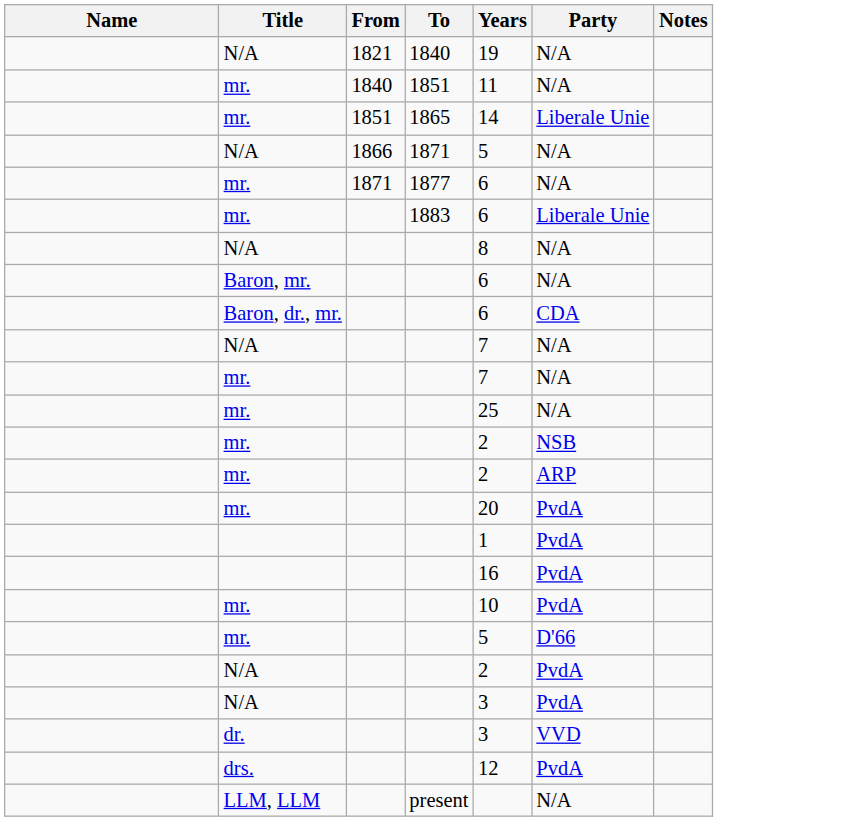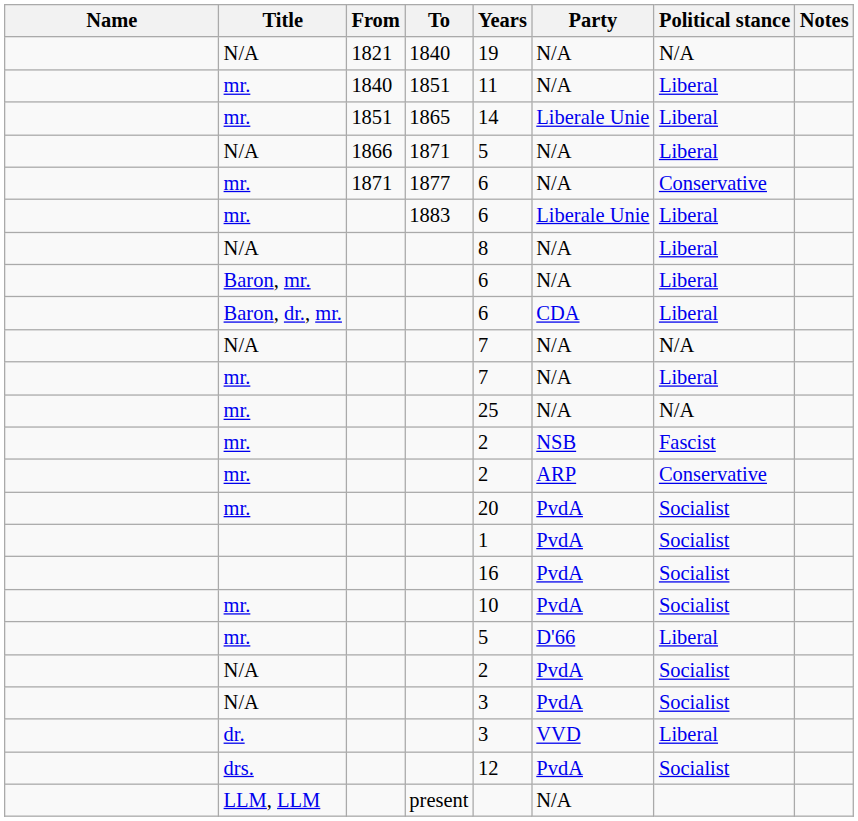+ column: (725, 20)
